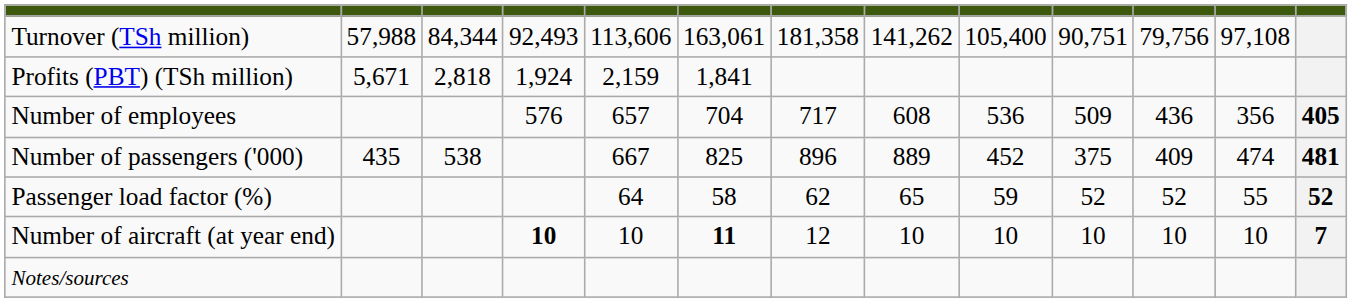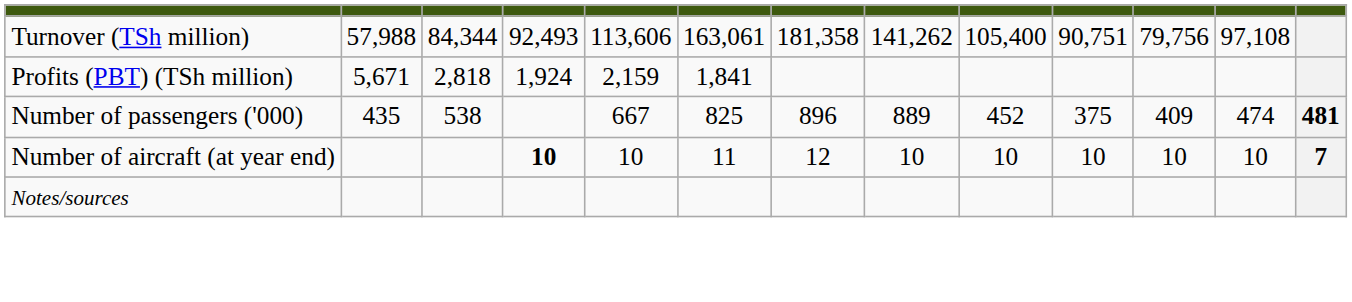- row: (124, 116)
- row: (142, 196)
(724, 236) bold -> (724, 156) normal
